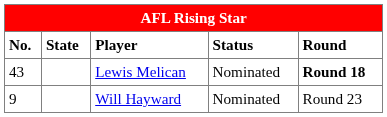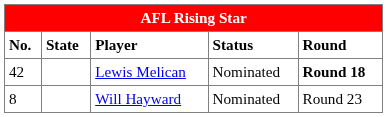(17, 72) 43 -> (17, 72) 42
(13, 98) 9 -> (13, 98) 8
